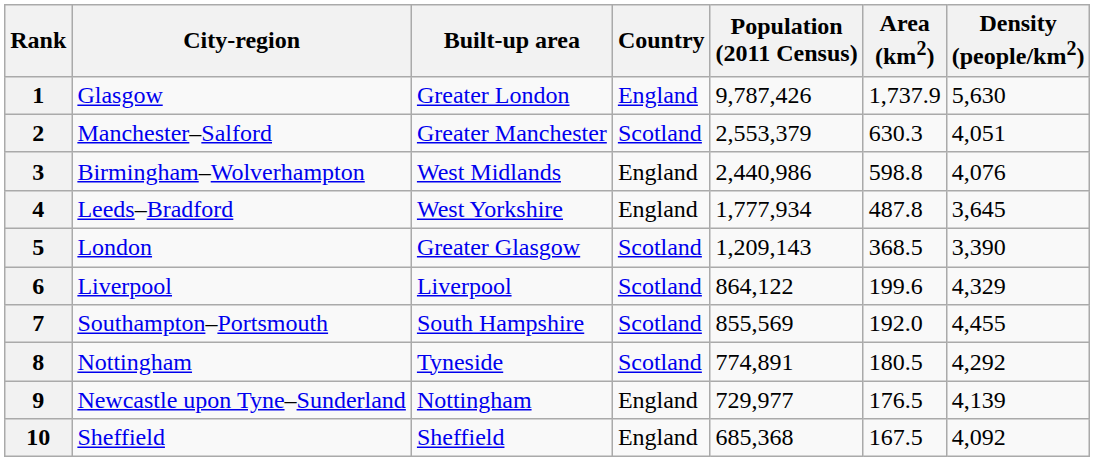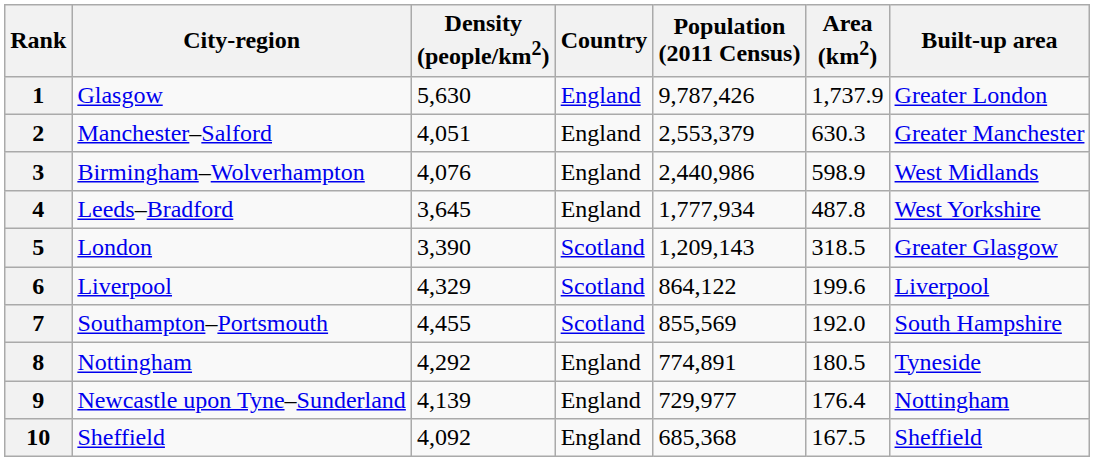columns swapped: (512, 40) <-> (1018, 40)
(660, 133) Scotland -> (601, 133) England
(896, 171) 598.8 -> (838, 171) 598.9
(896, 247) 368.5 -> (838, 247) 318.5
(660, 361) Scotland -> (601, 361) England
(896, 399) 176.5 -> (838, 399) 176.4
